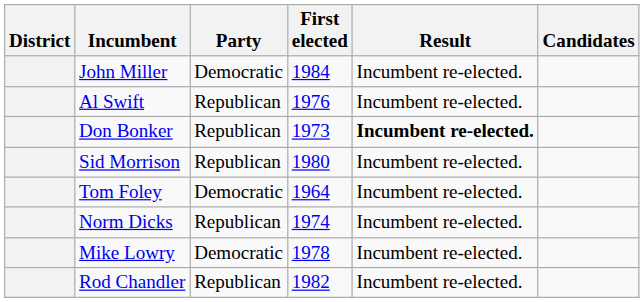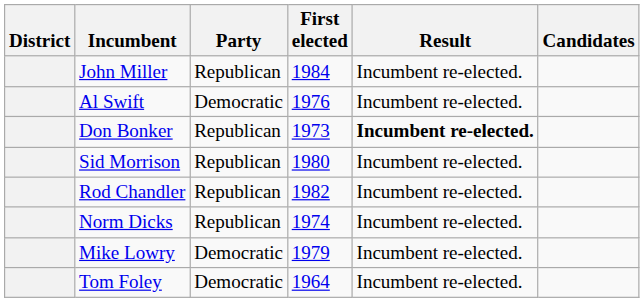(239, 71) Democratic -> (238, 71) Republican
(238, 101) Republican -> (239, 101) Democratic
rows swapped: (120, 191) <-> (132, 282)
(311, 252) 1978 -> (311, 252) 1979
